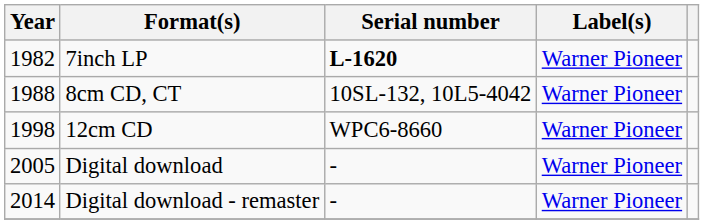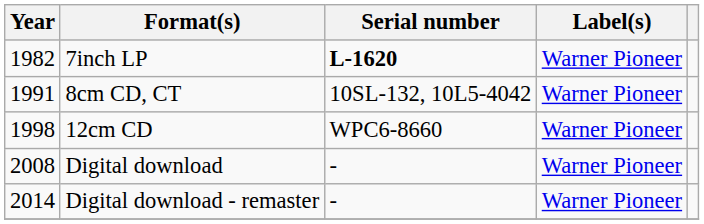(32, 93) 1988 -> (32, 93) 1991
(32, 165) 2005 -> (32, 165) 2008
